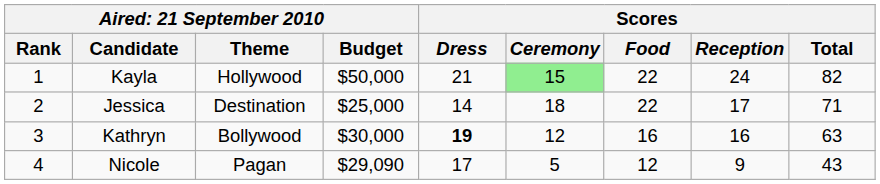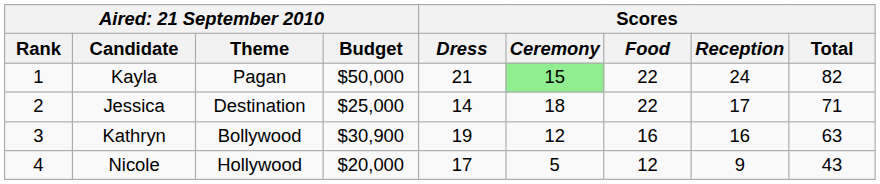(260, 77) Hollywood -> (260, 77) Pagan
(371, 135) $30,000 -> (371, 135) $30,900
(462, 135) bold -> (462, 135) normal
(260, 164) Pagan -> (260, 164) Hollywood
(371, 164) $29,090 -> (371, 164) $20,000
